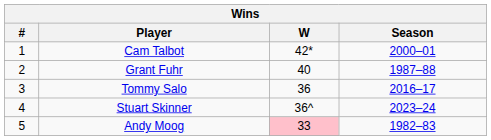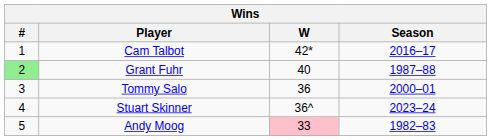(412, 51) 2000–01 -> (412, 51) 2016–17
(22, 70) no background -> (22, 70) lightgreen background
(412, 89) 2016–17 -> (412, 89) 2000–01
